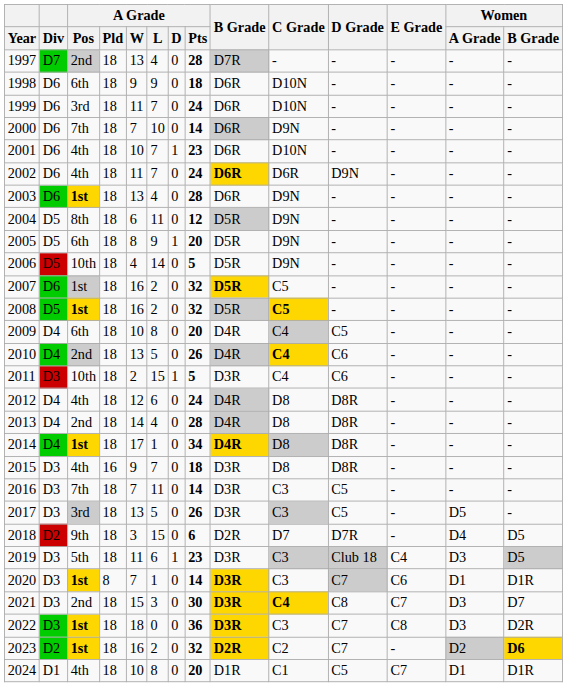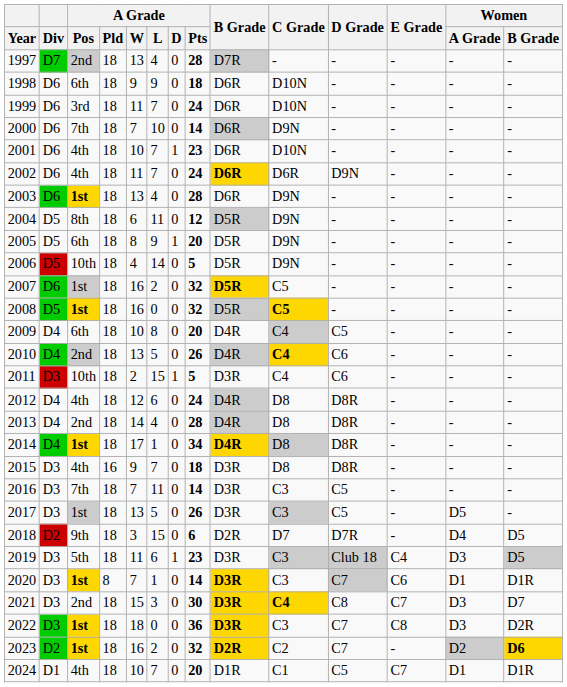(154, 309) 2 -> (154, 309) 0
(80, 512) 3rd -> (79, 512) 1st
(154, 670) 8 -> (154, 670) 7
